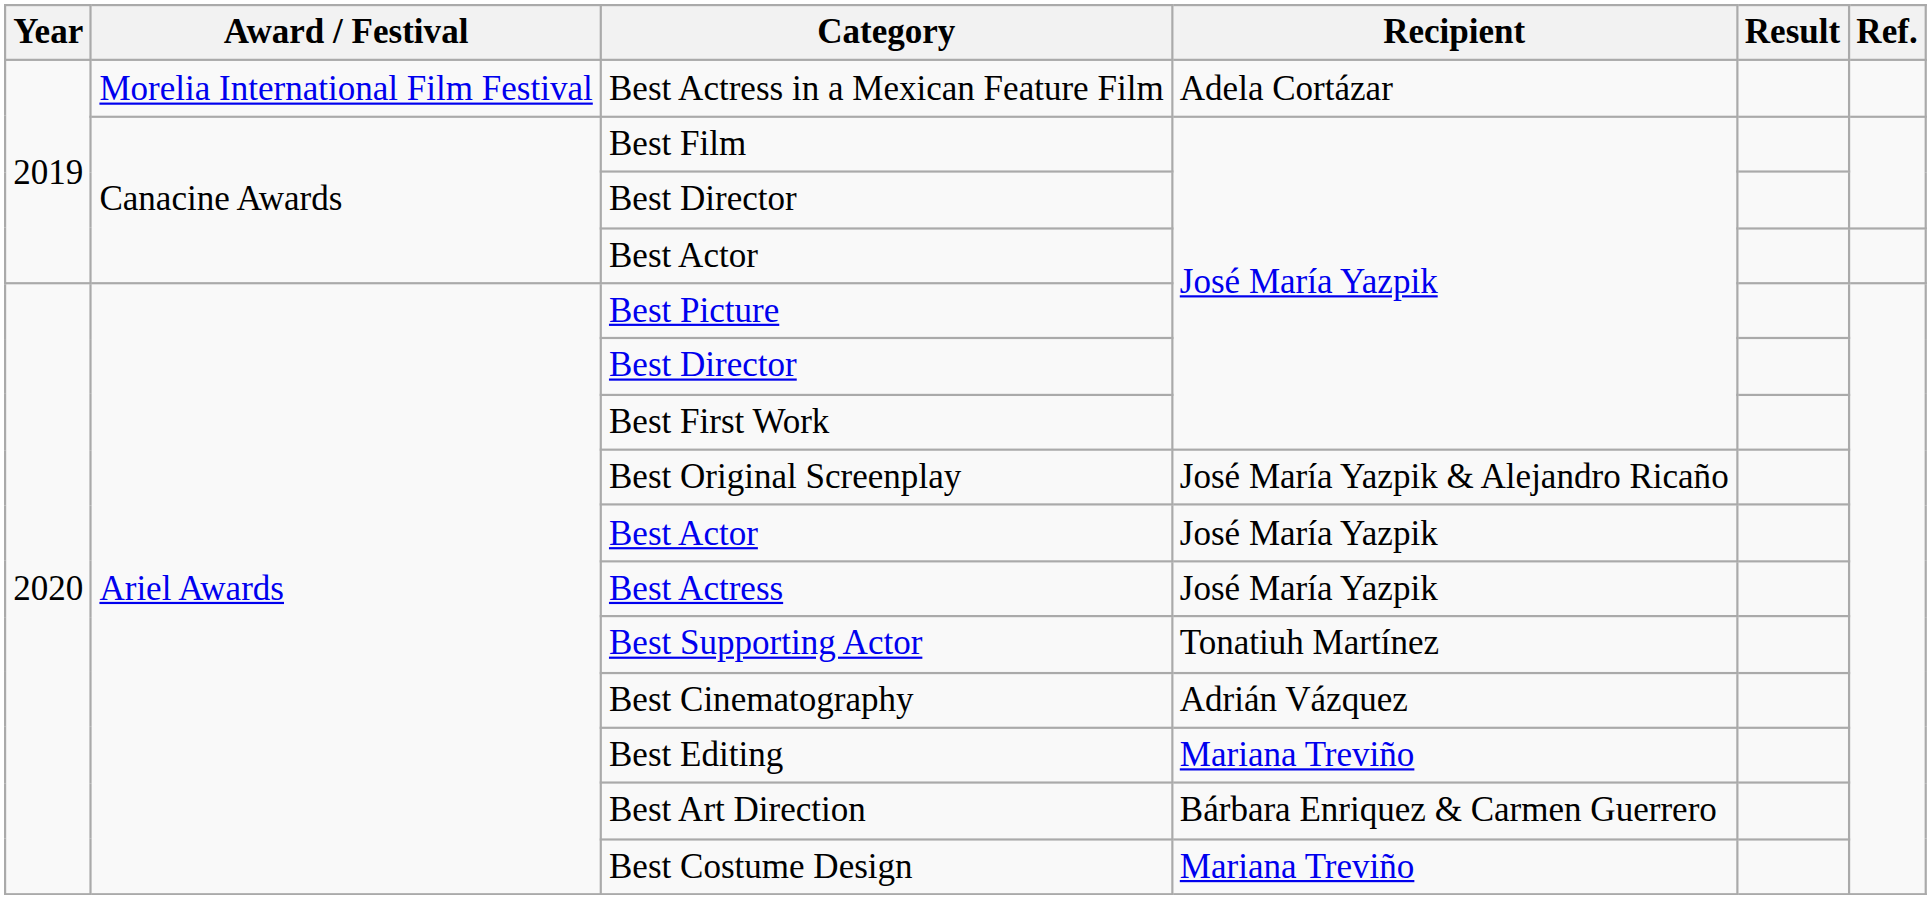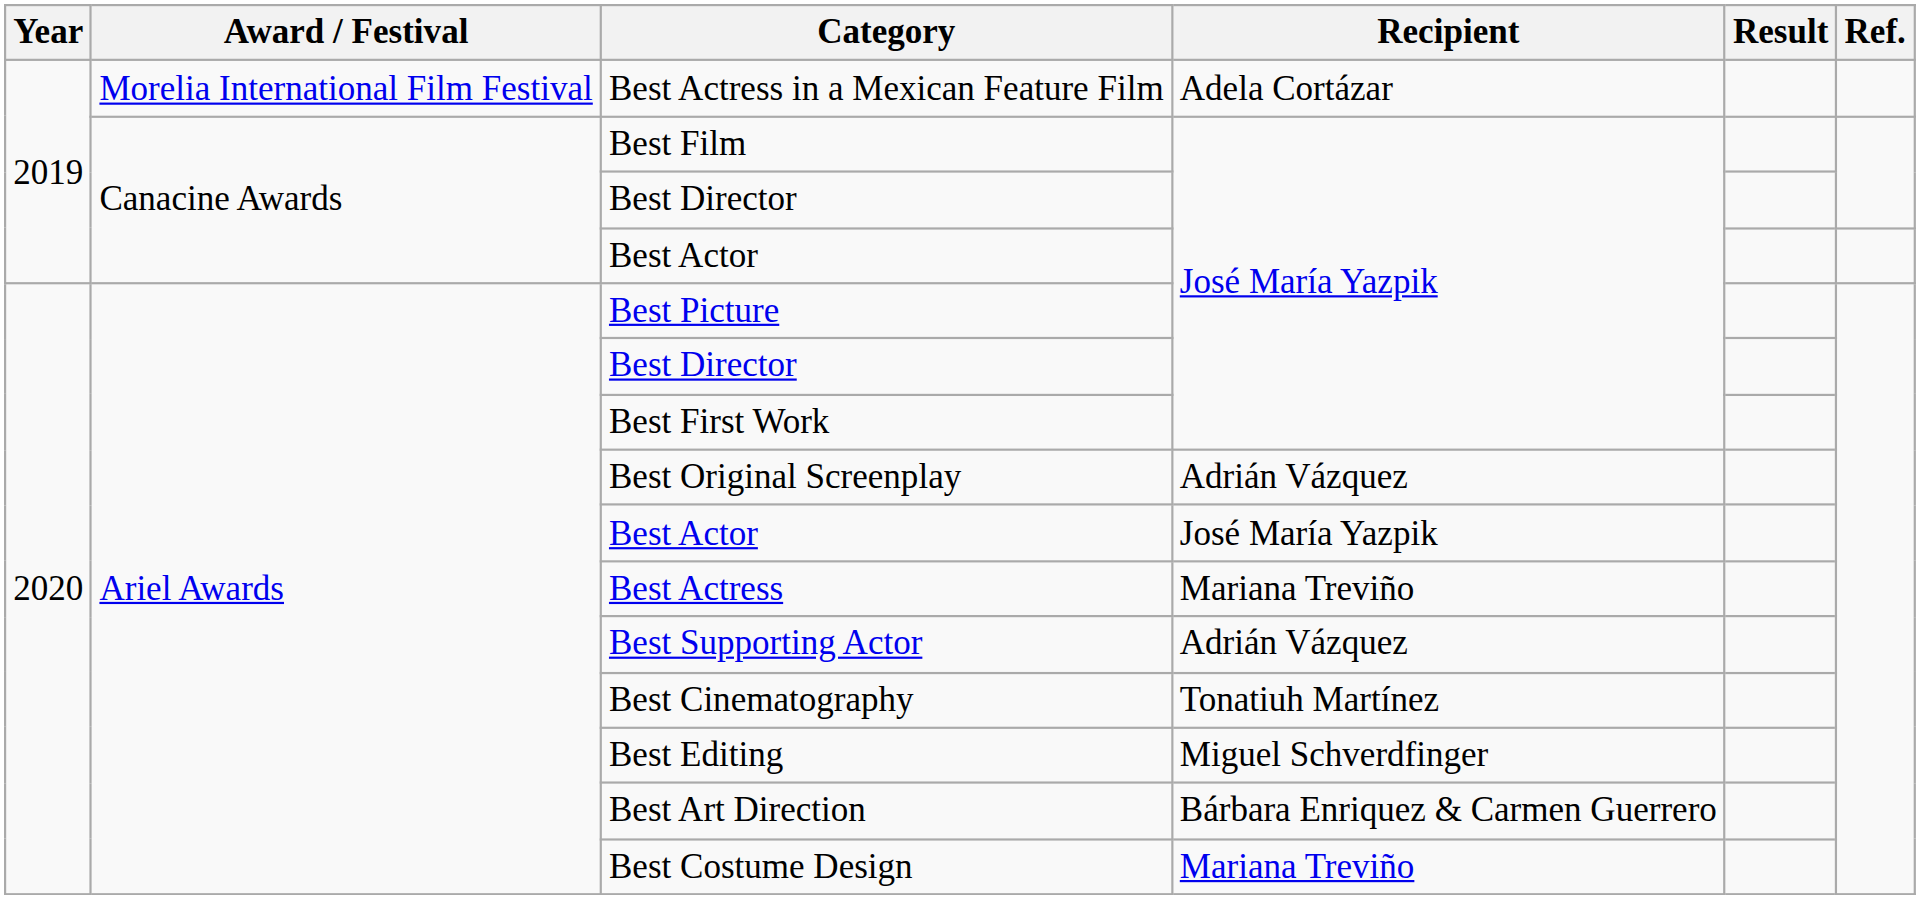(1454, 476) José María Yazpik & Alejandro Ricaño -> (1294, 476) Adrián Vázquez
(1309, 587) José María Yazpik -> (1297, 587) Mariana Treviño
(1309, 643) Tonatiuh Martínez -> (1294, 643) Adrián Vázquez
(1294, 699) Adrián Vázquez -> (1309, 699) Tonatiuh Martínez
(1297, 754) Mariana Treviño -> (1334, 754) Miguel Schverdfinger
